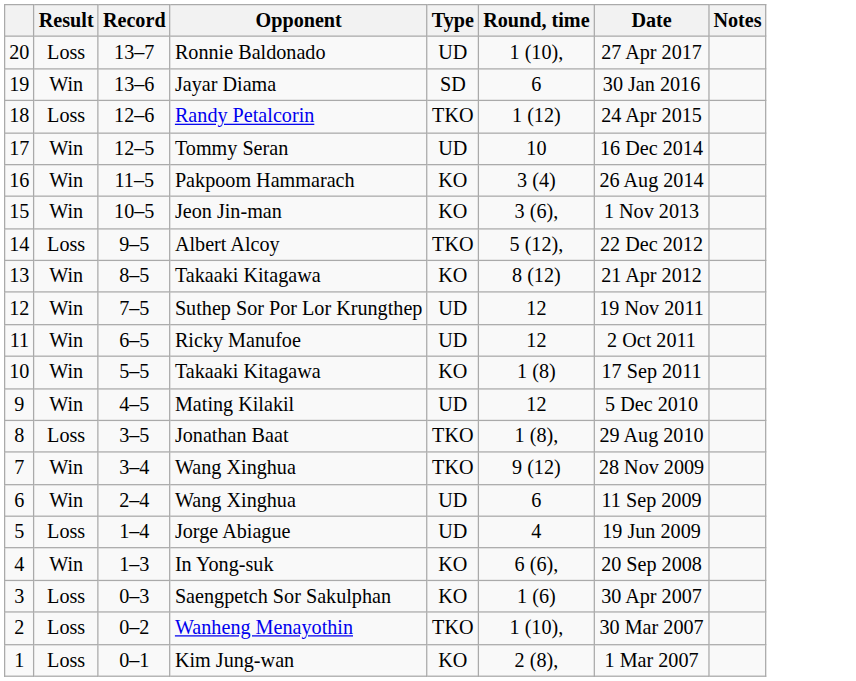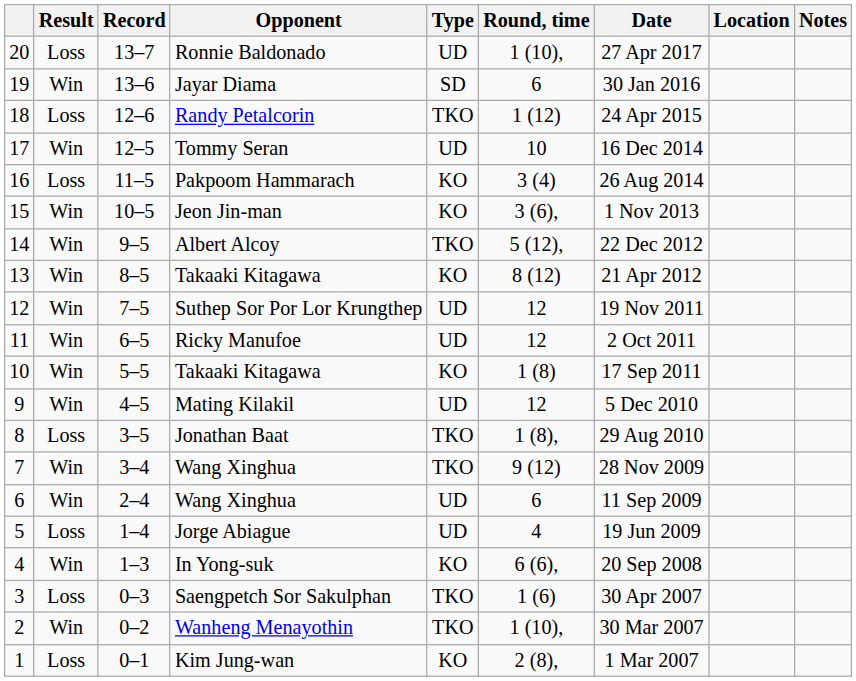+ column: (752, 20)
(66, 180) Win -> (66, 180) Loss
(66, 244) Loss -> (66, 244) Win
(453, 595) KO -> (453, 595) TKO
(66, 627) Loss -> (66, 627) Win
